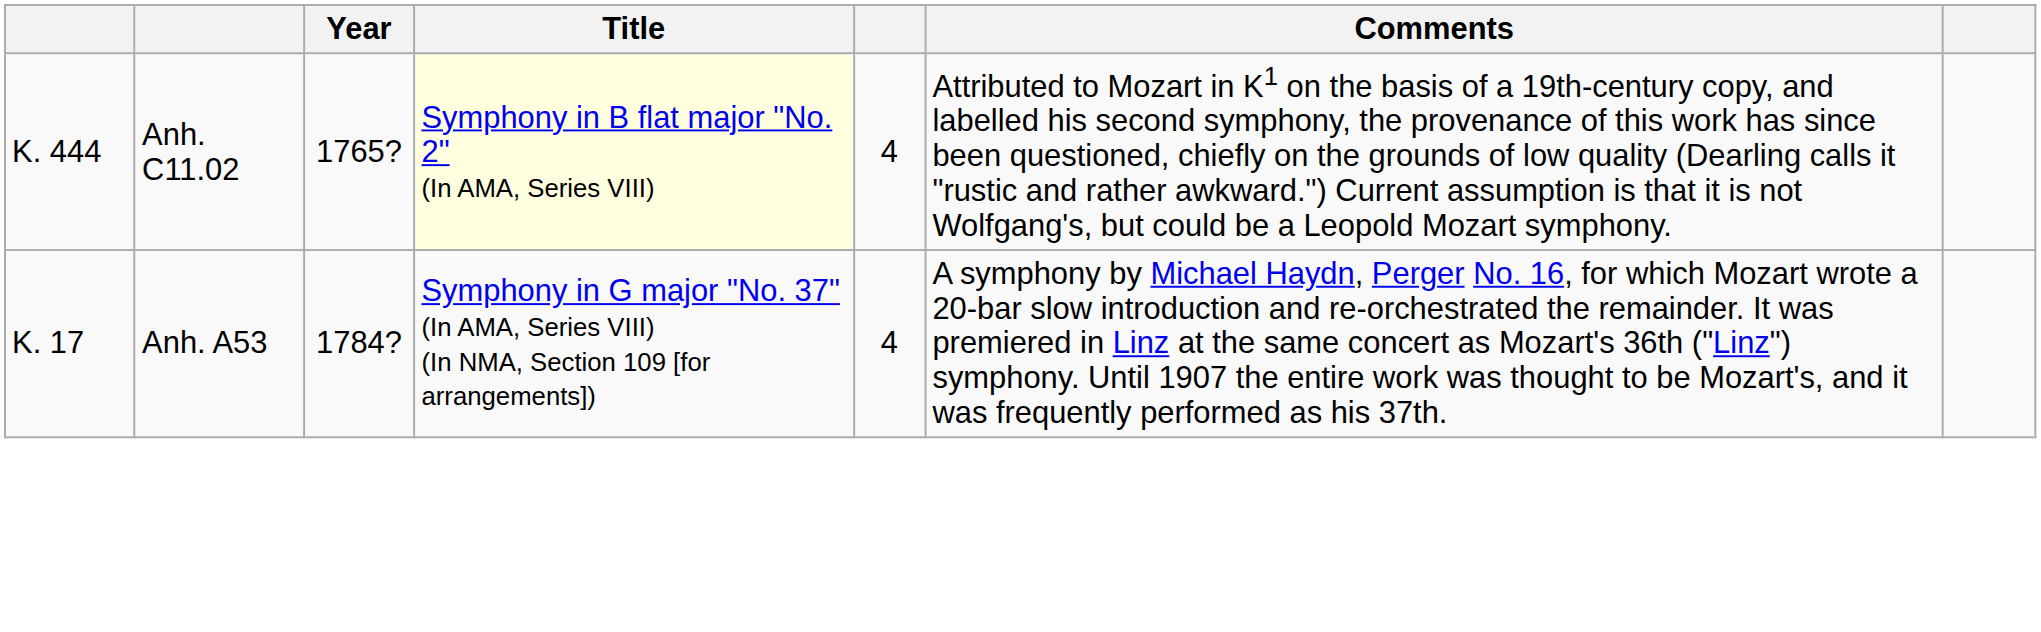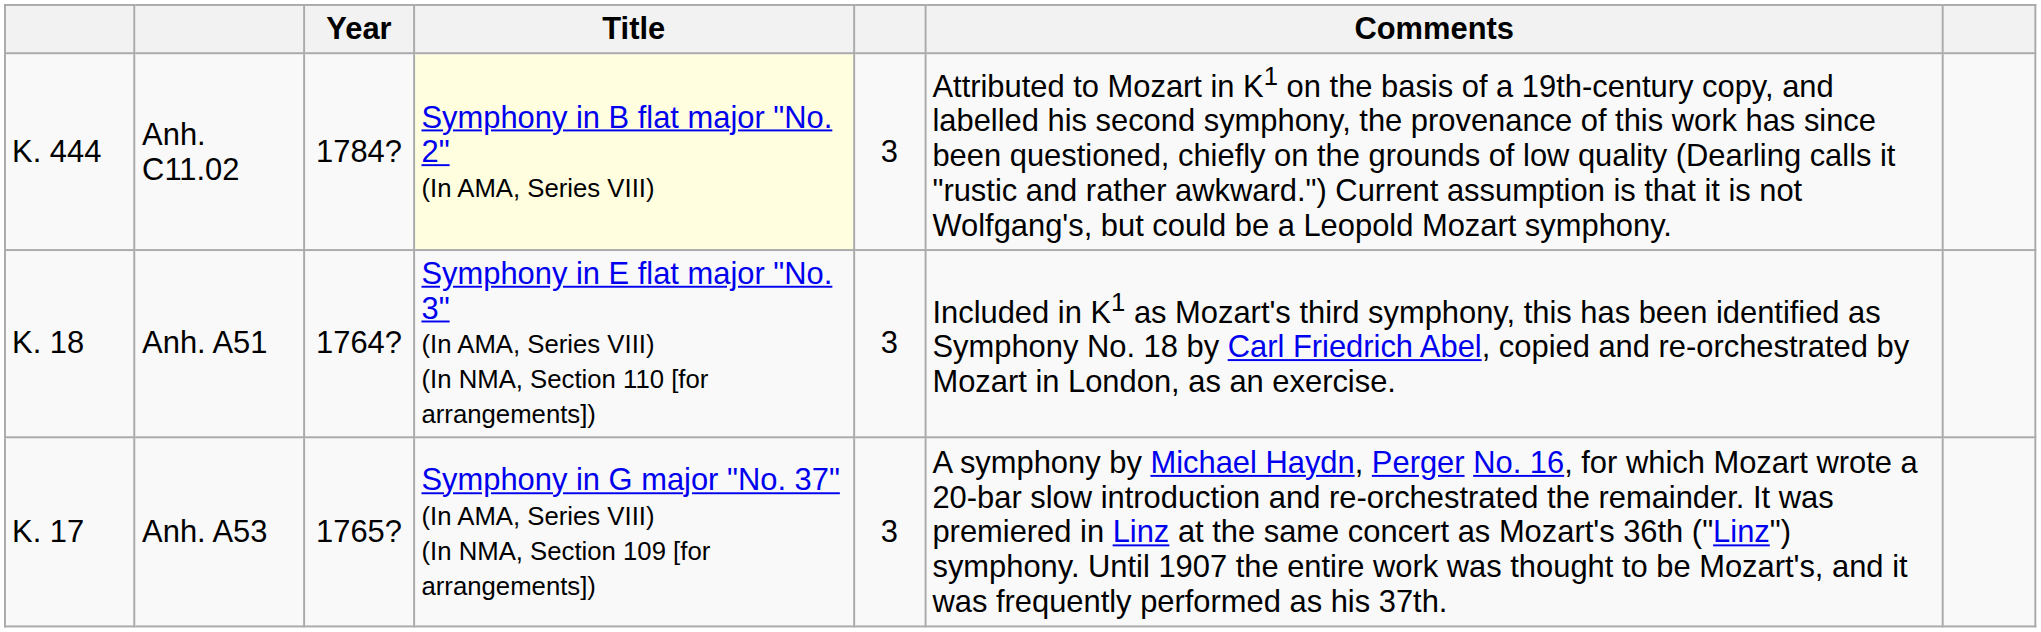(359, 151) 1765? -> (359, 151) 1784?
(889, 151) 4 -> (889, 151) 3
+ row: (205, 343)
(359, 343) 1784? -> (359, 531) 1765?
(889, 343) 4 -> (889, 531) 3
